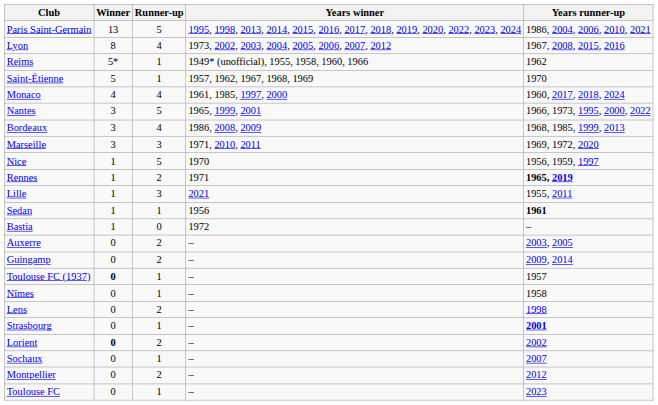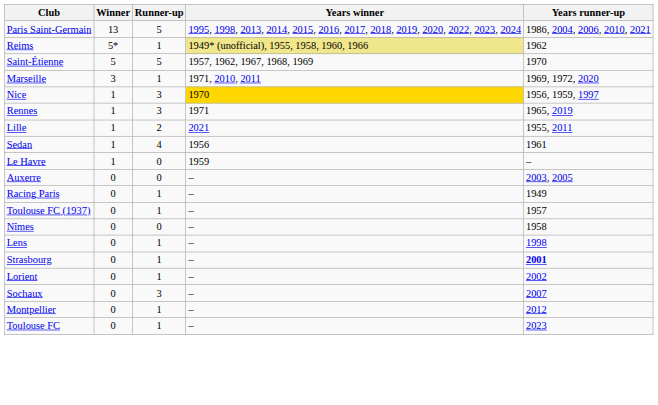- row: (17, 45)
(278, 62) no background -> (278, 45) khaki background
(159, 78) 1 -> (159, 62) 5
- row: (24, 95)
- row: (21, 111)
- row: (27, 128)
(159, 144) 3 -> (159, 78) 1
(159, 161) 5 -> (159, 95) 3
(199, 161) no background -> (199, 95) gold background
(159, 177) 2 -> (159, 111) 3
(549, 177) bold -> (549, 111) normal
(159, 194) 3 -> (159, 128) 2
(159, 210) 1 -> (159, 144) 4
(536, 210) bold -> (536, 144) normal
+ row: (26, 161)
- row: (20, 227)
(159, 243) 2 -> (159, 177) 0
- row: (29, 260)
+ row: (33, 194)
(113, 276) bold -> (113, 210) normal
(159, 293) 1 -> (159, 227) 0
(159, 309) 2 -> (159, 243) 1
(113, 342) bold -> (113, 276) normal
(159, 342) 2 -> (159, 276) 1
(159, 359) 1 -> (159, 293) 3
(159, 375) 2 -> (159, 309) 1
